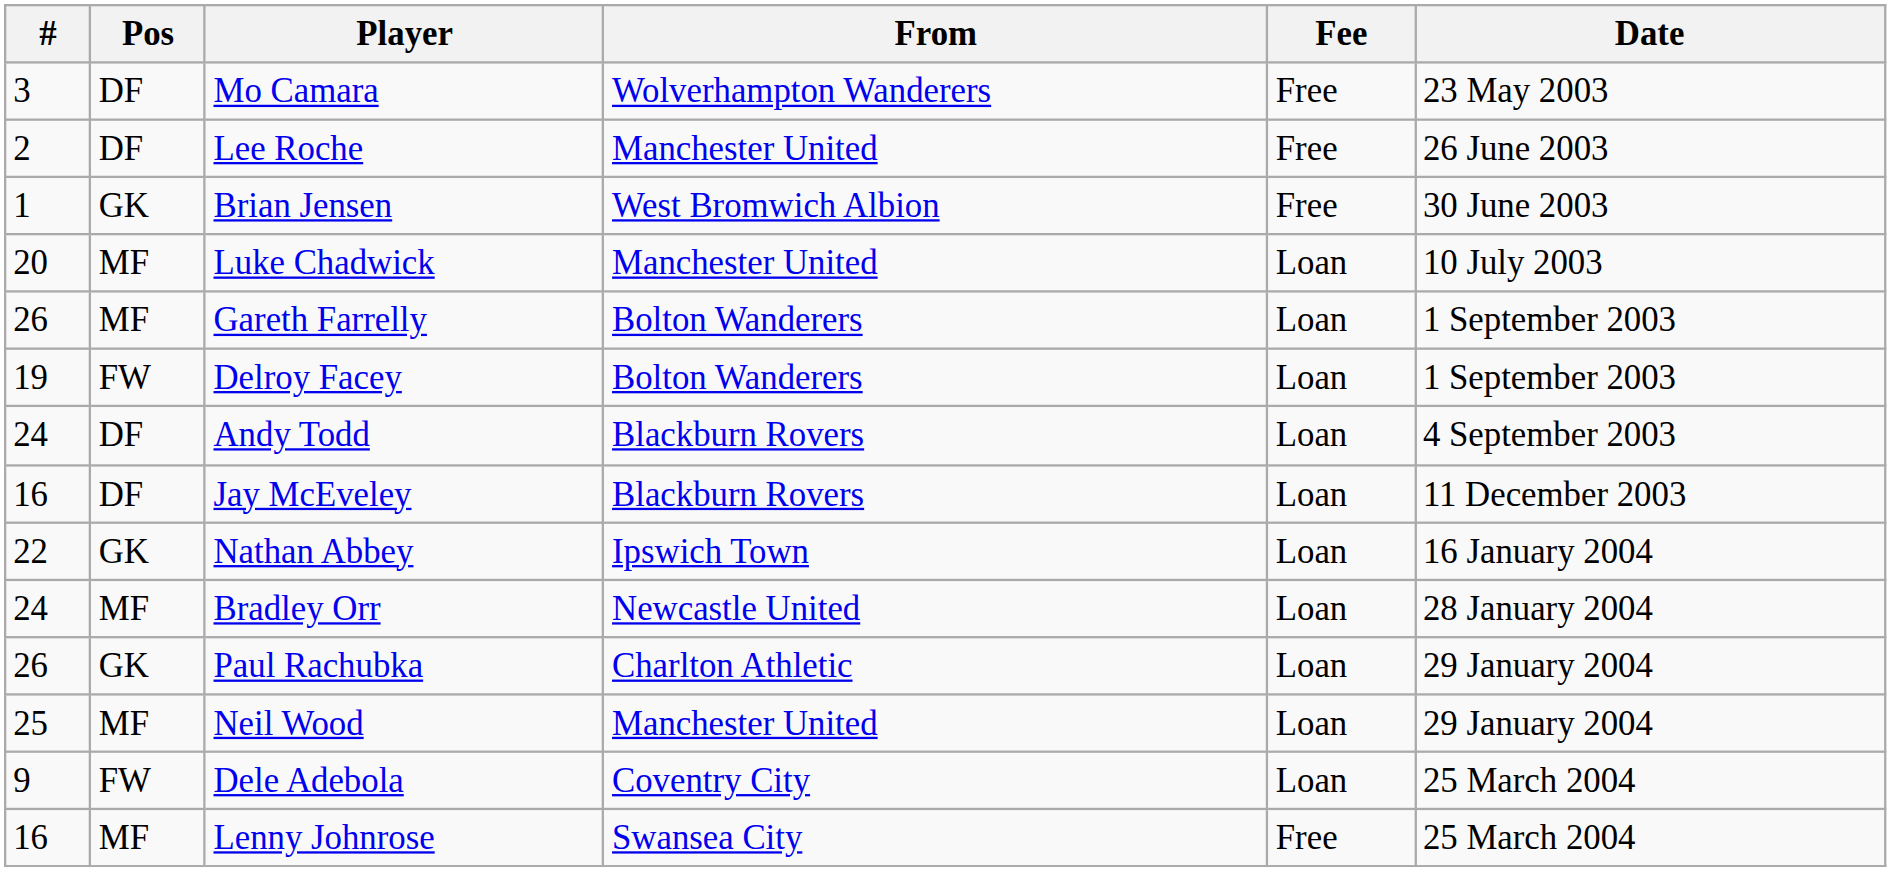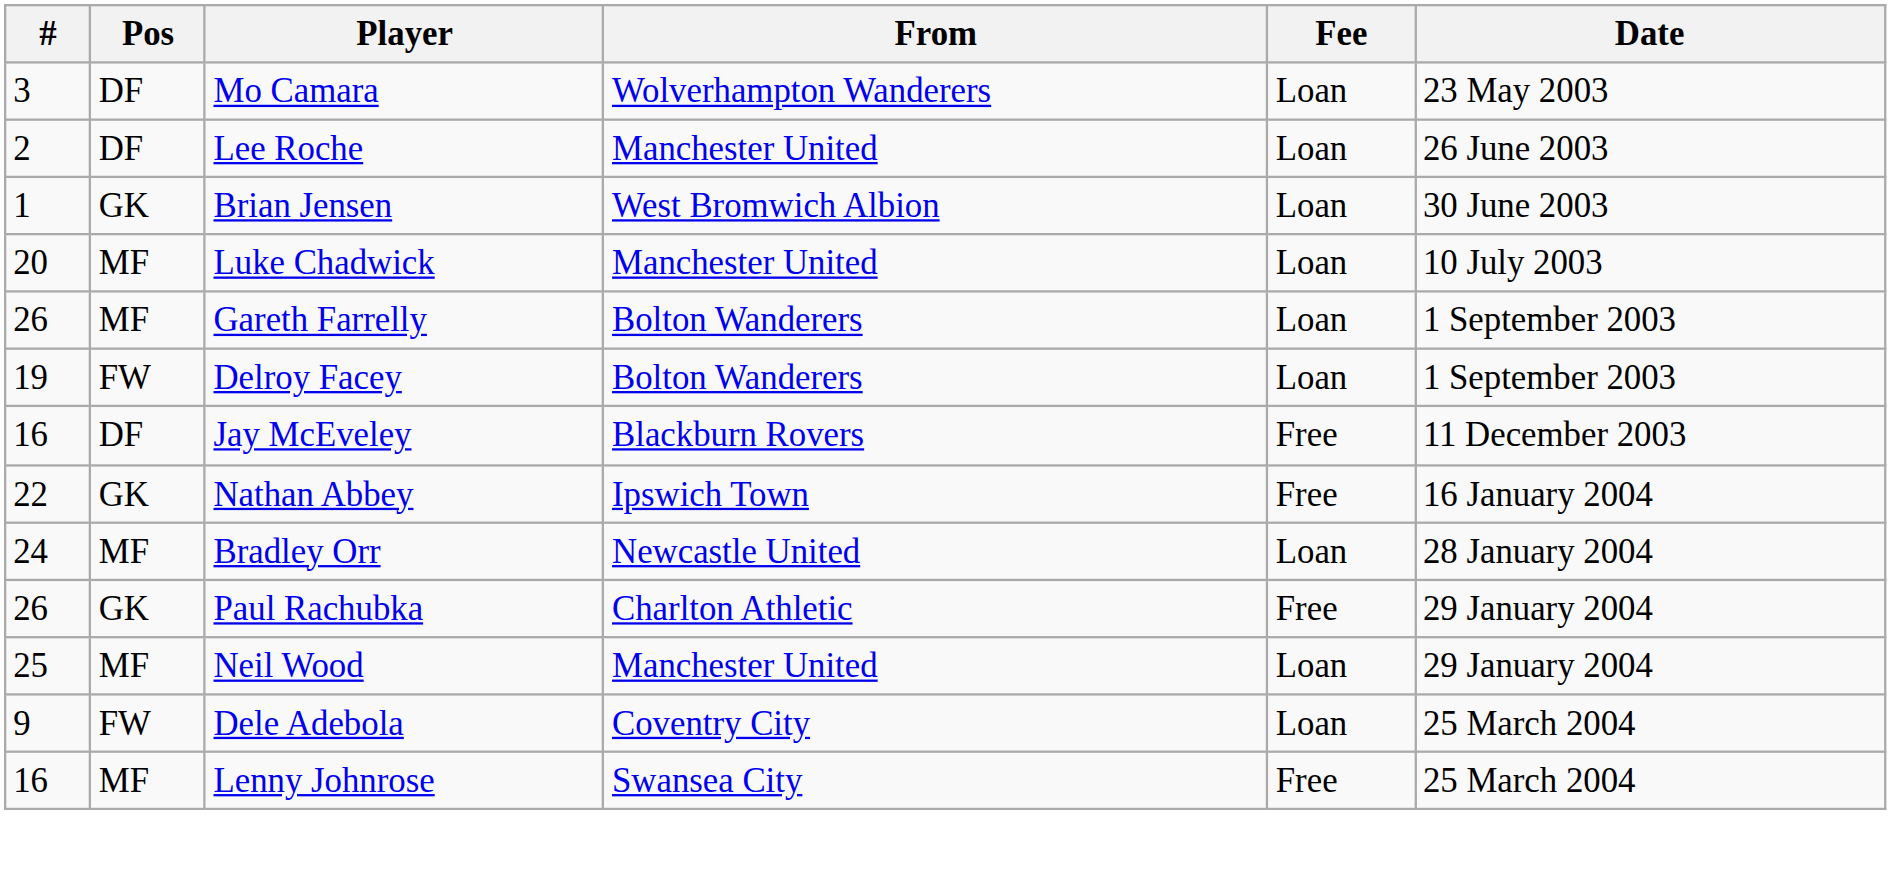(1307, 90) Free -> (1312, 90) Loan
(1307, 148) Free -> (1312, 148) Loan
(1307, 205) Free -> (1312, 205) Loan
- row: (292, 435)
(1312, 492) Loan -> (1307, 435) Free
(1312, 549) Loan -> (1307, 492) Free
(1312, 664) Loan -> (1307, 607) Free
